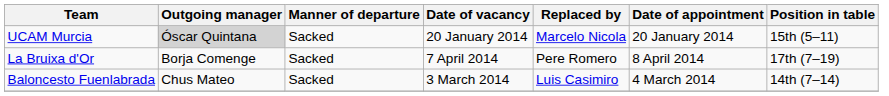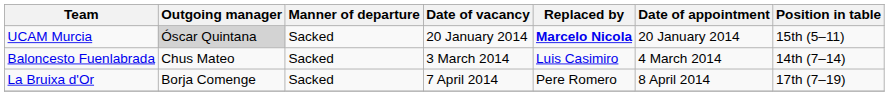(581, 36) normal -> (584, 36) bold
rows swapped: (81, 79) <-> (51, 58)
